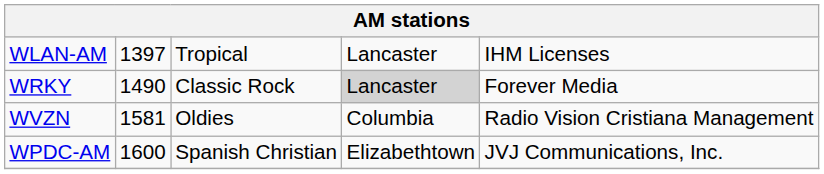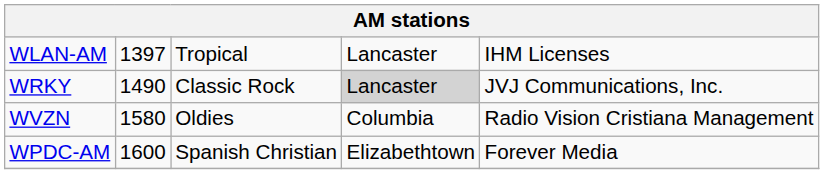(551, 86) Forever Media -> (604, 86) JVJ Communications, Inc.
(143, 119) 1581 -> (143, 119) 1580
(604, 151) JVJ Communications, Inc. -> (551, 151) Forever Media
